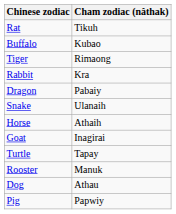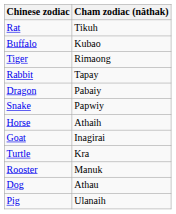(82, 75) Kra -> (86, 75) Tapay
(90, 106) Ulanaih -> (89, 106) Papwiy
(86, 153) Tapay -> (82, 153) Kra
(89, 201) Papwiy -> (90, 201) Ulanaih
